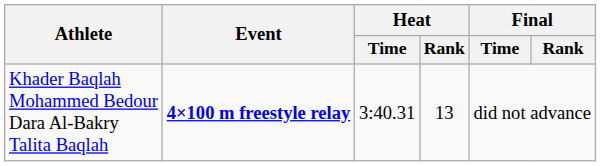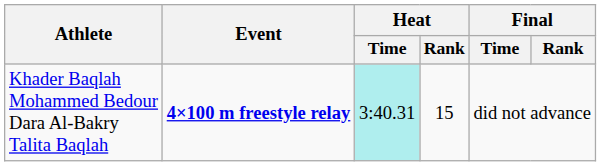(387, 112) no background -> (387, 112) paleturquoise background
(444, 112) 13 -> (444, 112) 15
